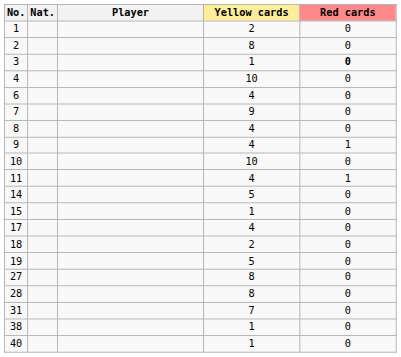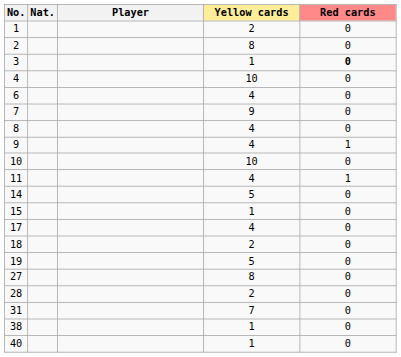(252, 294) 8 -> (252, 294) 2
